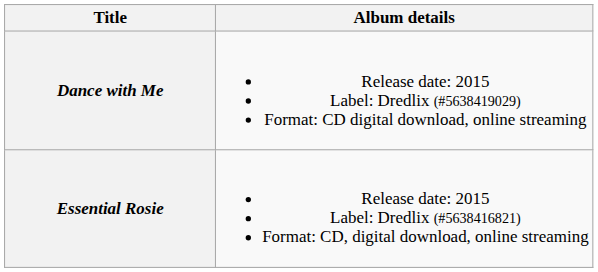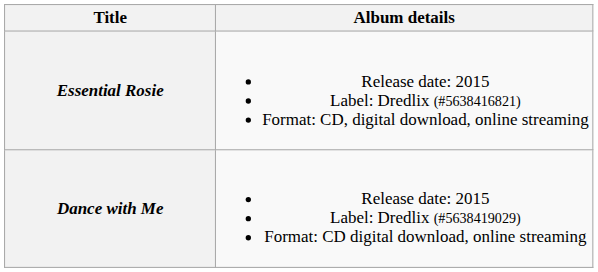rows swapped: (110, 208) <-> (110, 90)
